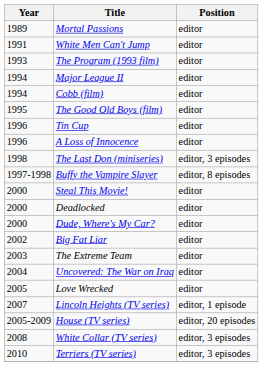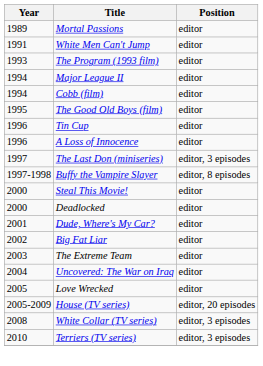(17, 158) 1998 -> (17, 158) 1997
(17, 223) 2000 -> (17, 223) 2001
- row: (112, 304)
